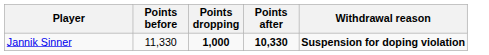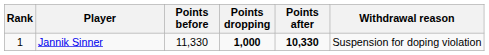+ column: (20, 19)
(383, 42) bold -> (407, 42) normal
